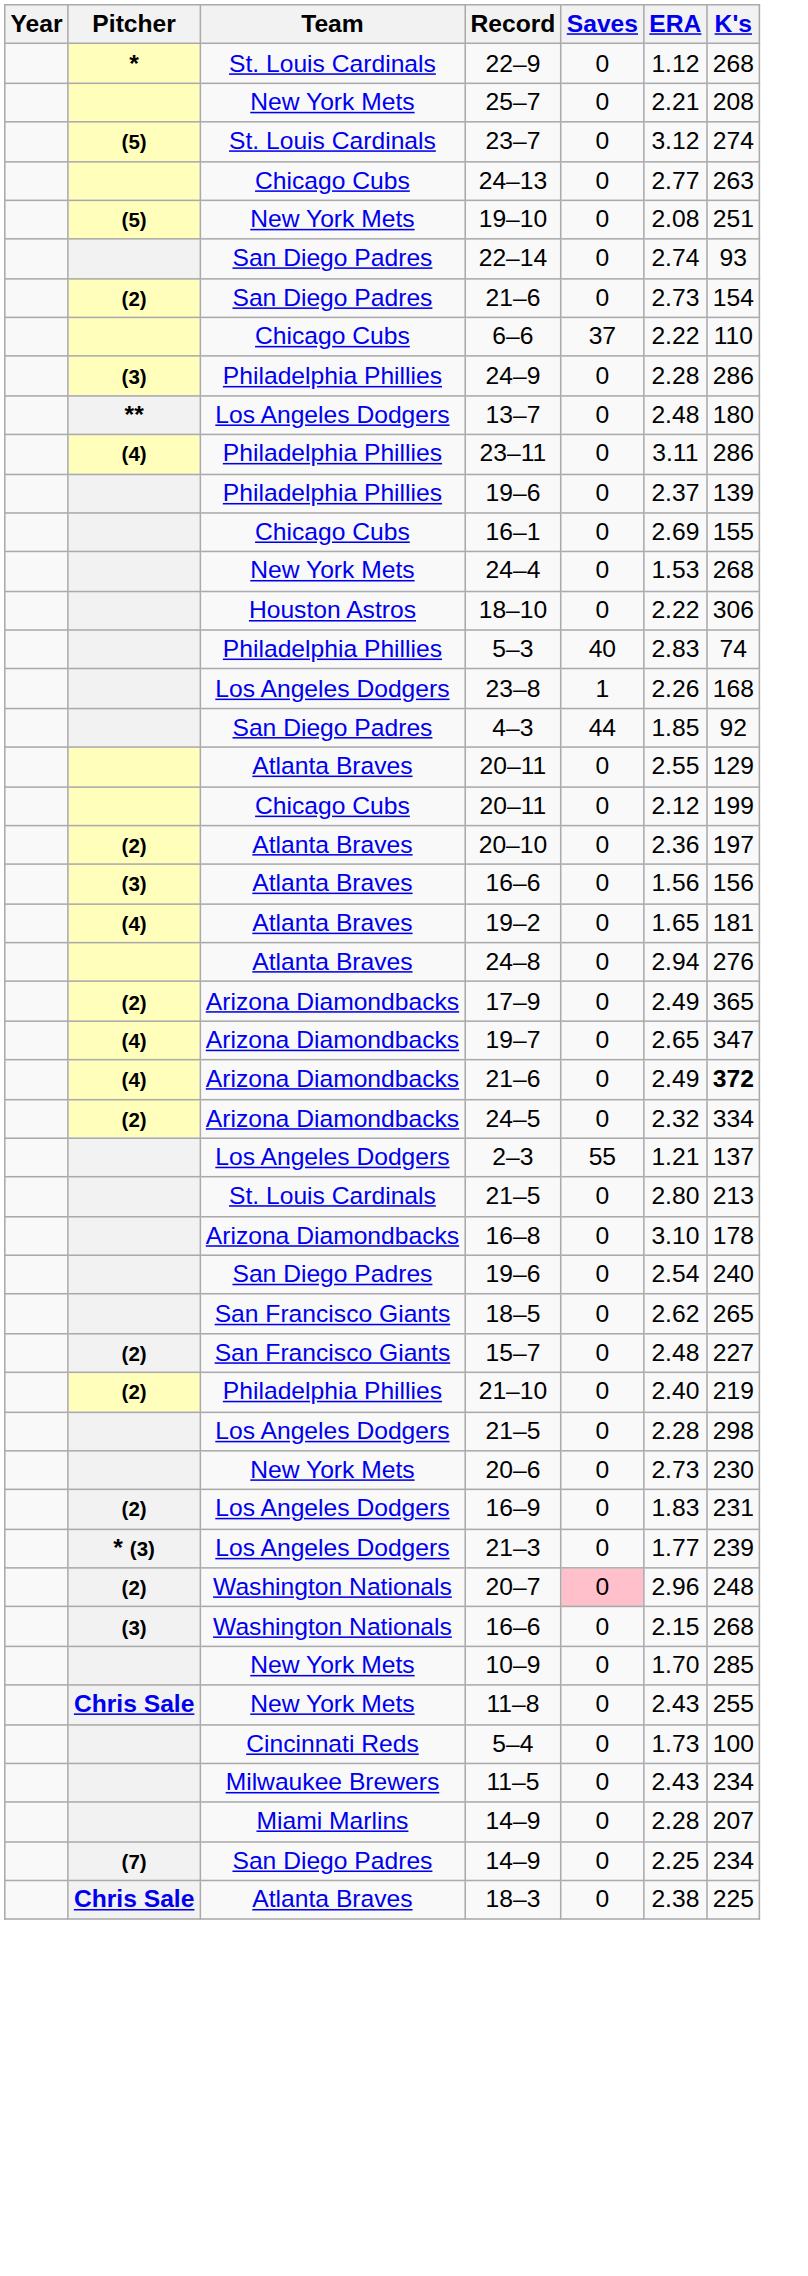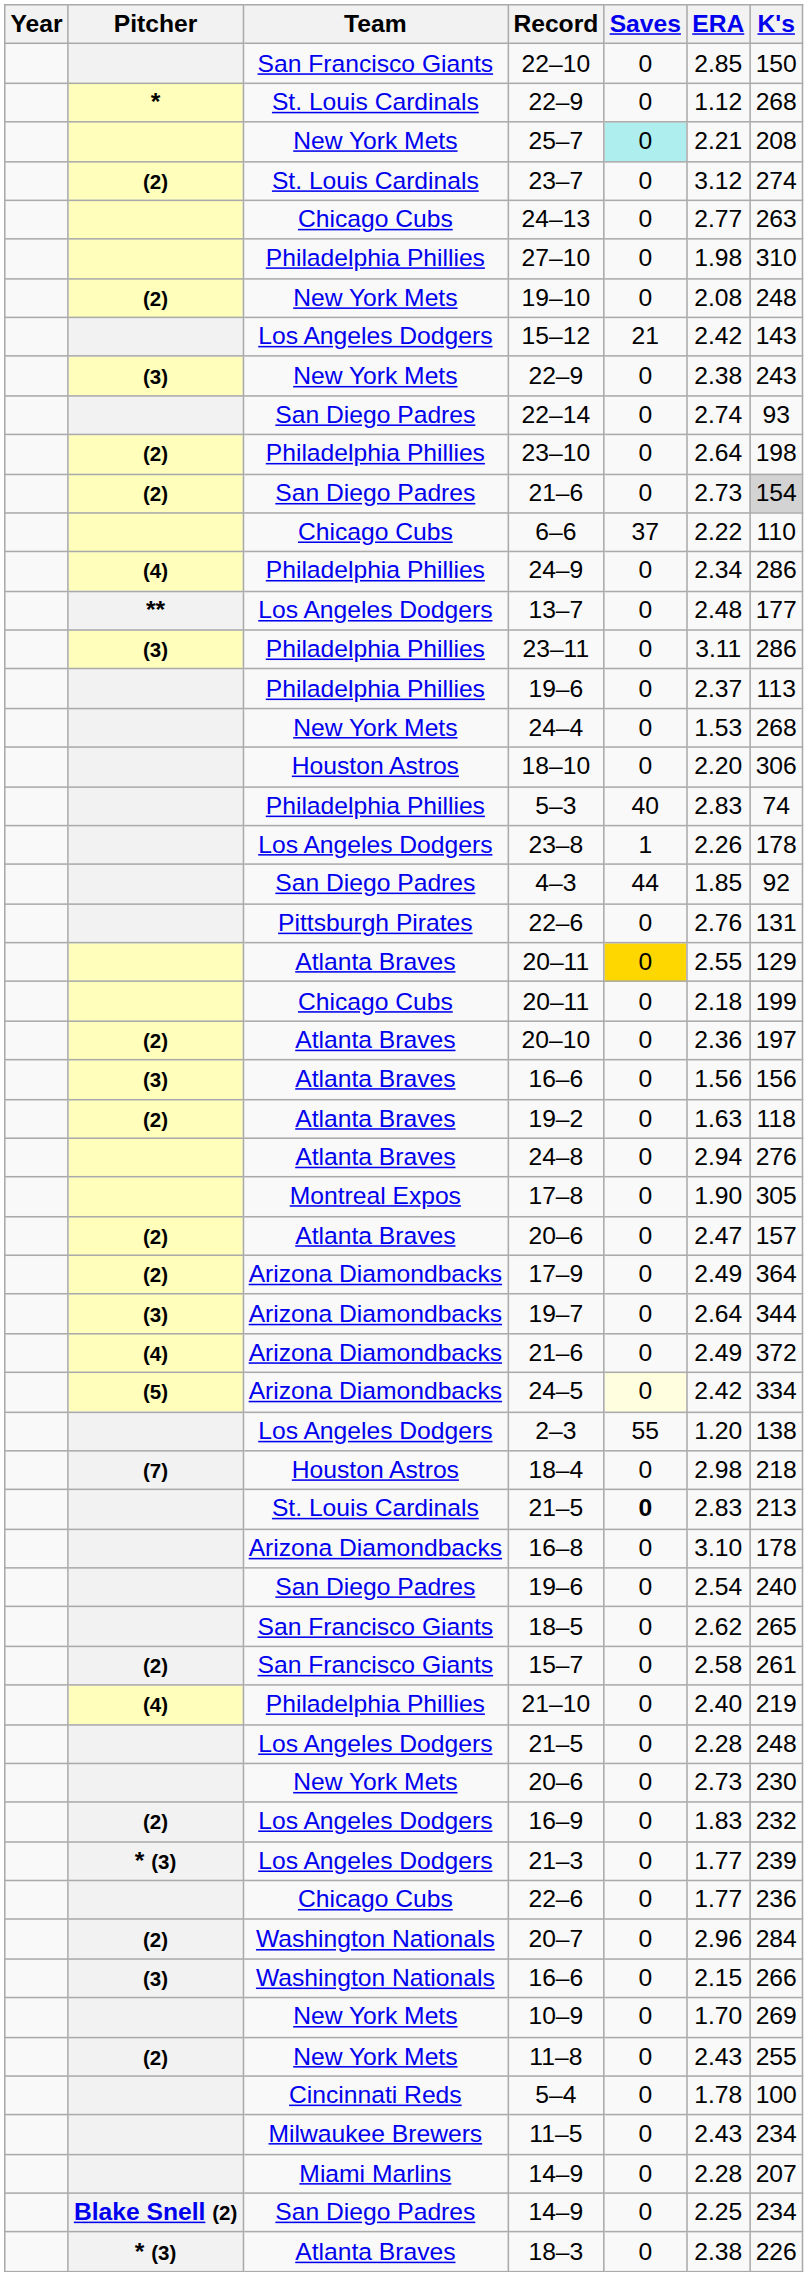+ row: (375, 63)
(602, 102) no background -> (645, 141) paleturquoise background
(134, 142) (5) -> (156, 181) (2)
+ row: (375, 258)
(134, 220) (5) -> (156, 299) (2)
(733, 219) 251 -> (776, 297) 248
+ row: (375, 336)
+ row: (375, 375)
+ row: (375, 453)
(733, 297) no background -> (776, 492) lightgrey background
(134, 377) (3) -> (156, 572) (4)
(675, 375) 2.28 -> (718, 571) 2.34
(733, 414) 180 -> (776, 610) 177
(134, 455) (4) -> (156, 650) (3)
(733, 492) 139 -> (776, 688) 113
- row: (332, 532)
(675, 610) 2.22 -> (718, 766) 2.20
(733, 688) 168 -> (776, 844) 178
+ row: (375, 922)
(602, 766) no background -> (645, 961) gold background
(675, 805) 2.12 -> (718, 1000) 2.18
(134, 924) (4) -> (156, 1119) (2)
(675, 922) 1.65 -> (718, 1118) 1.63
(733, 922) 181 -> (776, 1118) 118
+ row: (375, 1196)
+ row: (375, 1235)
(733, 1000) 365 -> (776, 1274) 364
(134, 1041) (4) -> (156, 1315) (3)
(675, 1040) 2.65 -> (718, 1313) 2.64
(733, 1040) 347 -> (776, 1313) 344
(733, 1079) bold -> (776, 1352) normal
(134, 1119) (2) -> (156, 1393) (5)
(602, 1118) no background -> (645, 1391) lightyellow background
(675, 1118) 2.32 -> (718, 1391) 2.42
(675, 1157) 1.21 -> (718, 1430) 1.20
(733, 1157) 137 -> (776, 1430) 138
+ row: (375, 1469)
(602, 1196) normal -> (645, 1508) bold
(675, 1196) 2.80 -> (718, 1508) 2.83
(675, 1352) 2.48 -> (718, 1665) 2.58
(733, 1352) 227 -> (776, 1665) 261
(134, 1393) (2) -> (156, 1705) (4)
(733, 1430) 298 -> (776, 1743) 248
(733, 1508) 231 -> (776, 1821) 232
+ row: (375, 1899)
(602, 1587) pink background -> (645, 1938) no background
(733, 1587) 248 -> (776, 1938) 284
(733, 1626) 268 -> (776, 1977) 266
(733, 1665) 285 -> (776, 2016) 269
(134, 1704) Chris Sale -> (156, 2057) (2)
(675, 1743) 1.73 -> (718, 2095) 1.78
(134, 1862) (7) -> (156, 2212) Blake Snell (2)
(134, 1899) Chris Sale -> (156, 2251) * (3)
(733, 1899) 225 -> (776, 2251) 226
